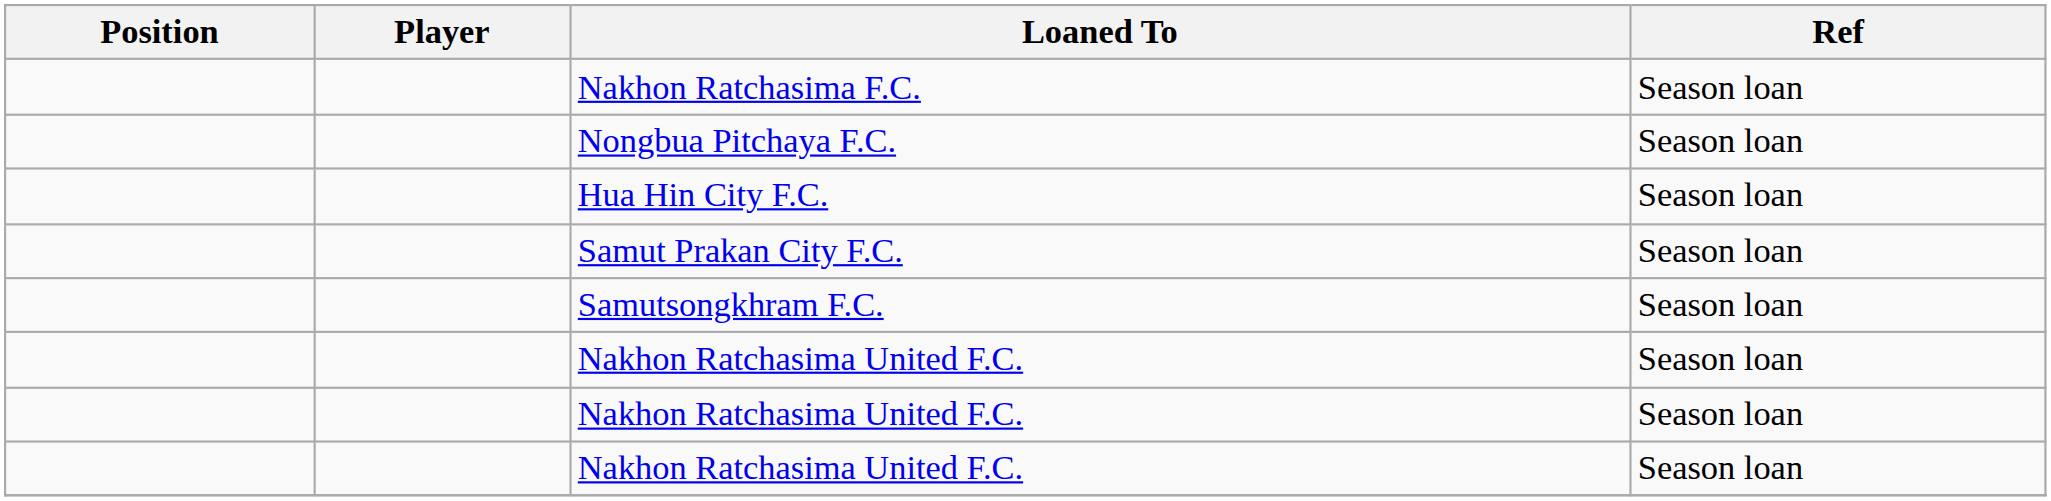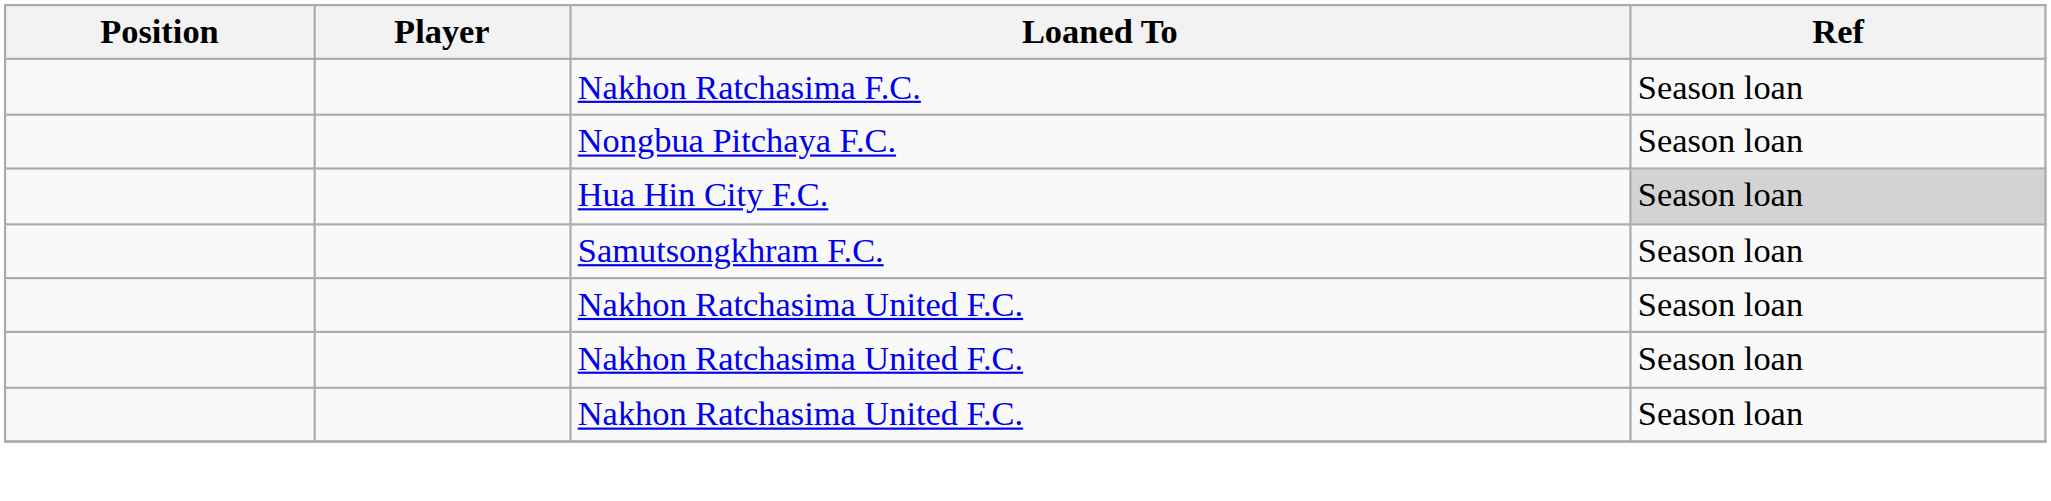(1720, 195) no background -> (1720, 195) lightgrey background
- row: (159, 251)
